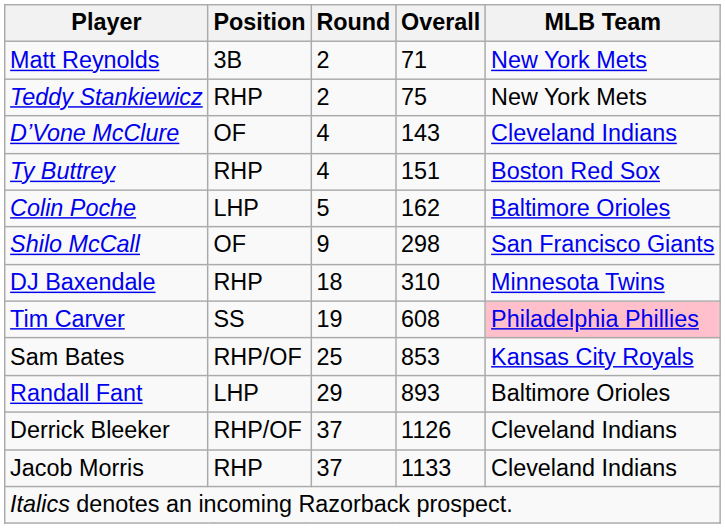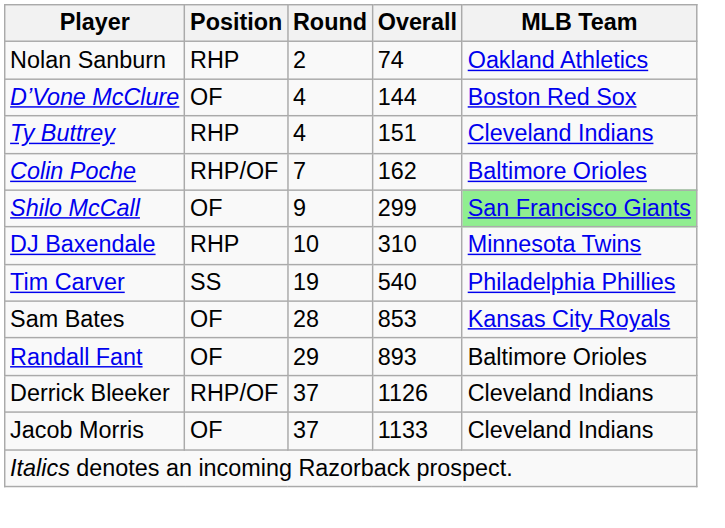- row: (85, 60)
+ row: (88, 60)
- row: (106, 97)
(421, 134) 143 -> (397, 97) 144
(584, 134) Cleveland Indians -> (552, 97) Boston Red Sox
(576, 171) Boston Red Sox -> (561, 134) Cleveland Indians
(236, 208) LHP -> (234, 171) RHP/OF
(323, 208) 5 -> (299, 171) 7
(421, 245) 298 -> (397, 208) 299
(603, 245) no background -> (579, 208) lightgreen background
(329, 282) 18 -> (306, 245) 10
(421, 319) 608 -> (397, 282) 540
(595, 319) pink background -> (572, 282) no background
(258, 356) RHP/OF -> (206, 319) OF
(329, 356) 25 -> (306, 319) 28
(236, 393) LHP -> (206, 356) OF
(238, 467) RHP -> (206, 430) OF
